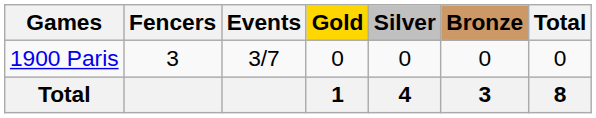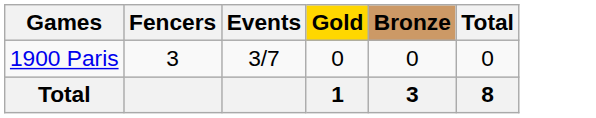- column: (405, 22)
